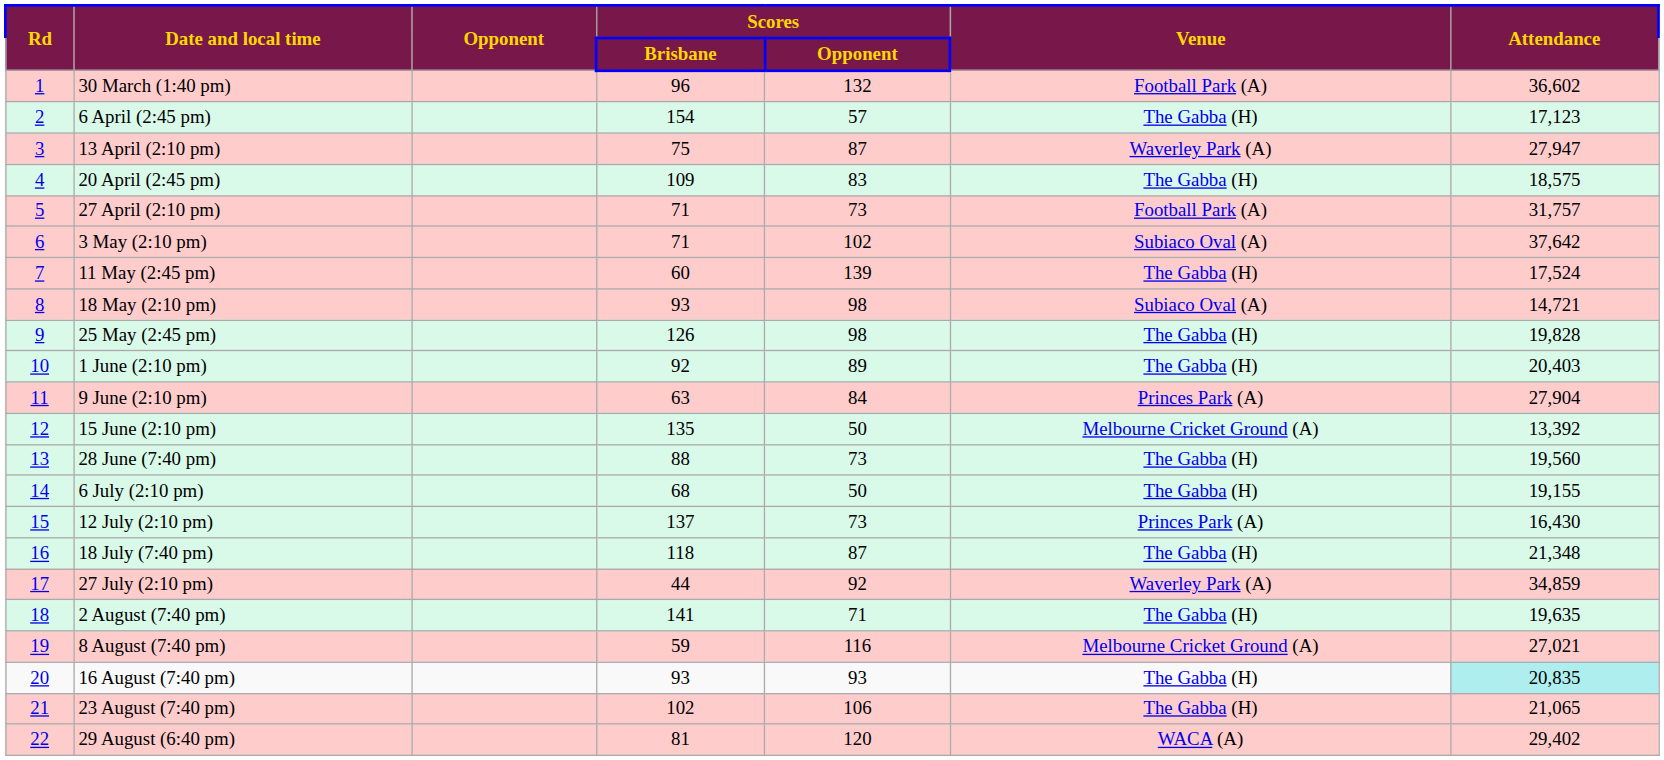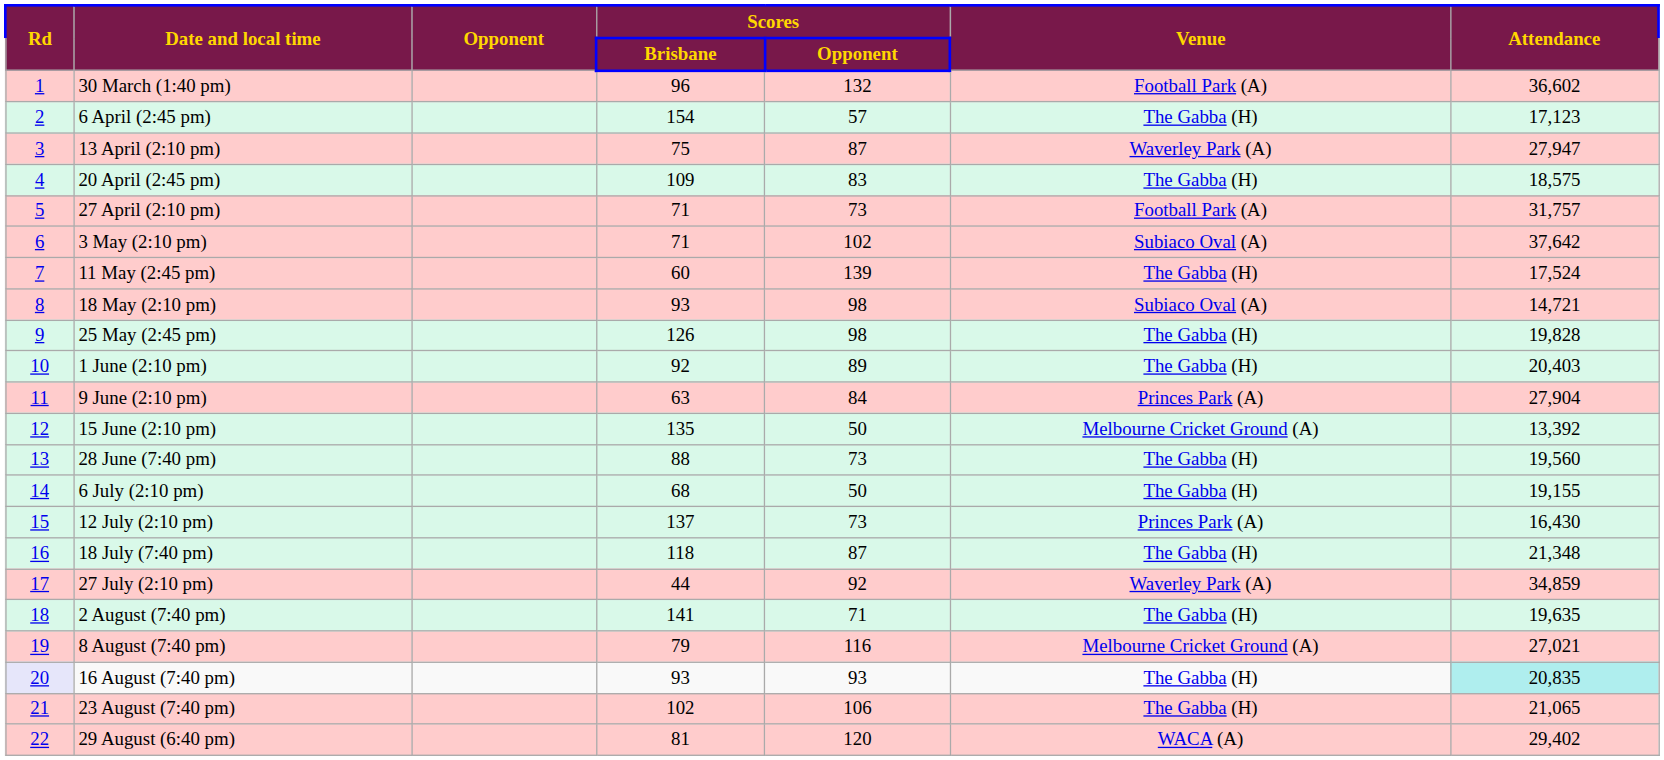(680, 646) 59 -> (680, 646) 79
(40, 677) no background -> (40, 677) lavender background
